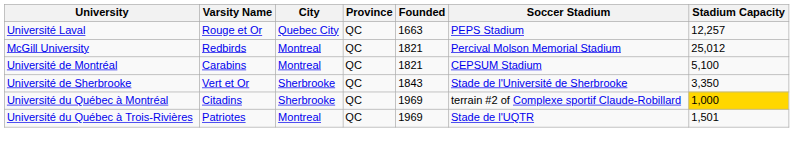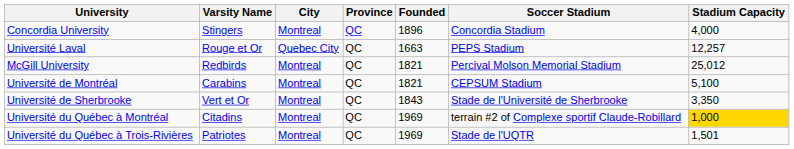+ row: (58, 30)
(307, 83) Sherbrooke -> (300, 100) Montreal
(307, 100) Sherbrooke -> (300, 118) Montreal
